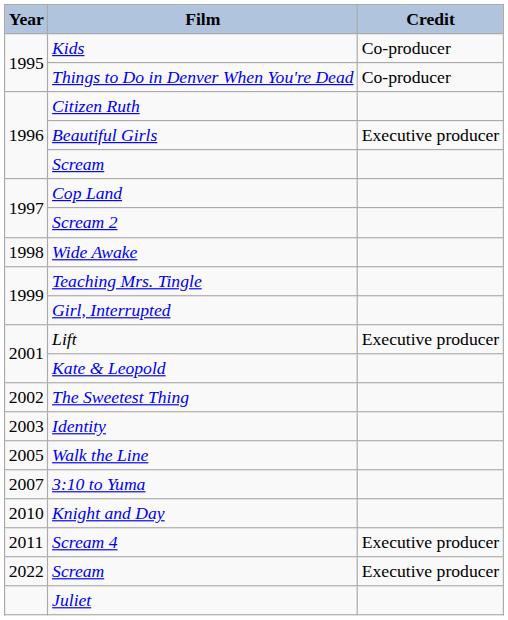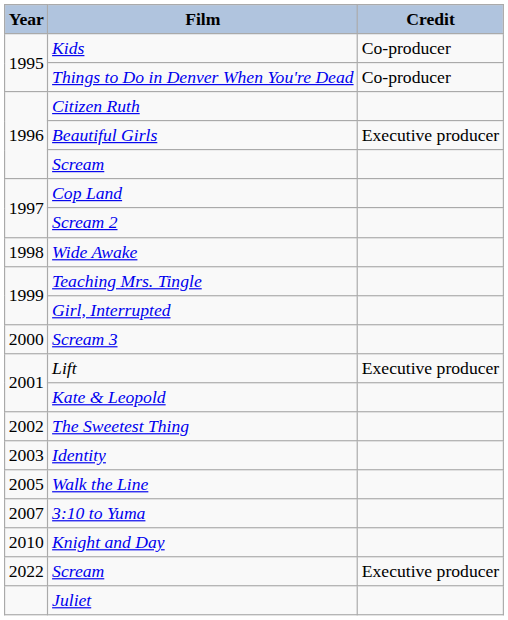+ row: (26, 339)
- row: (26, 542)
